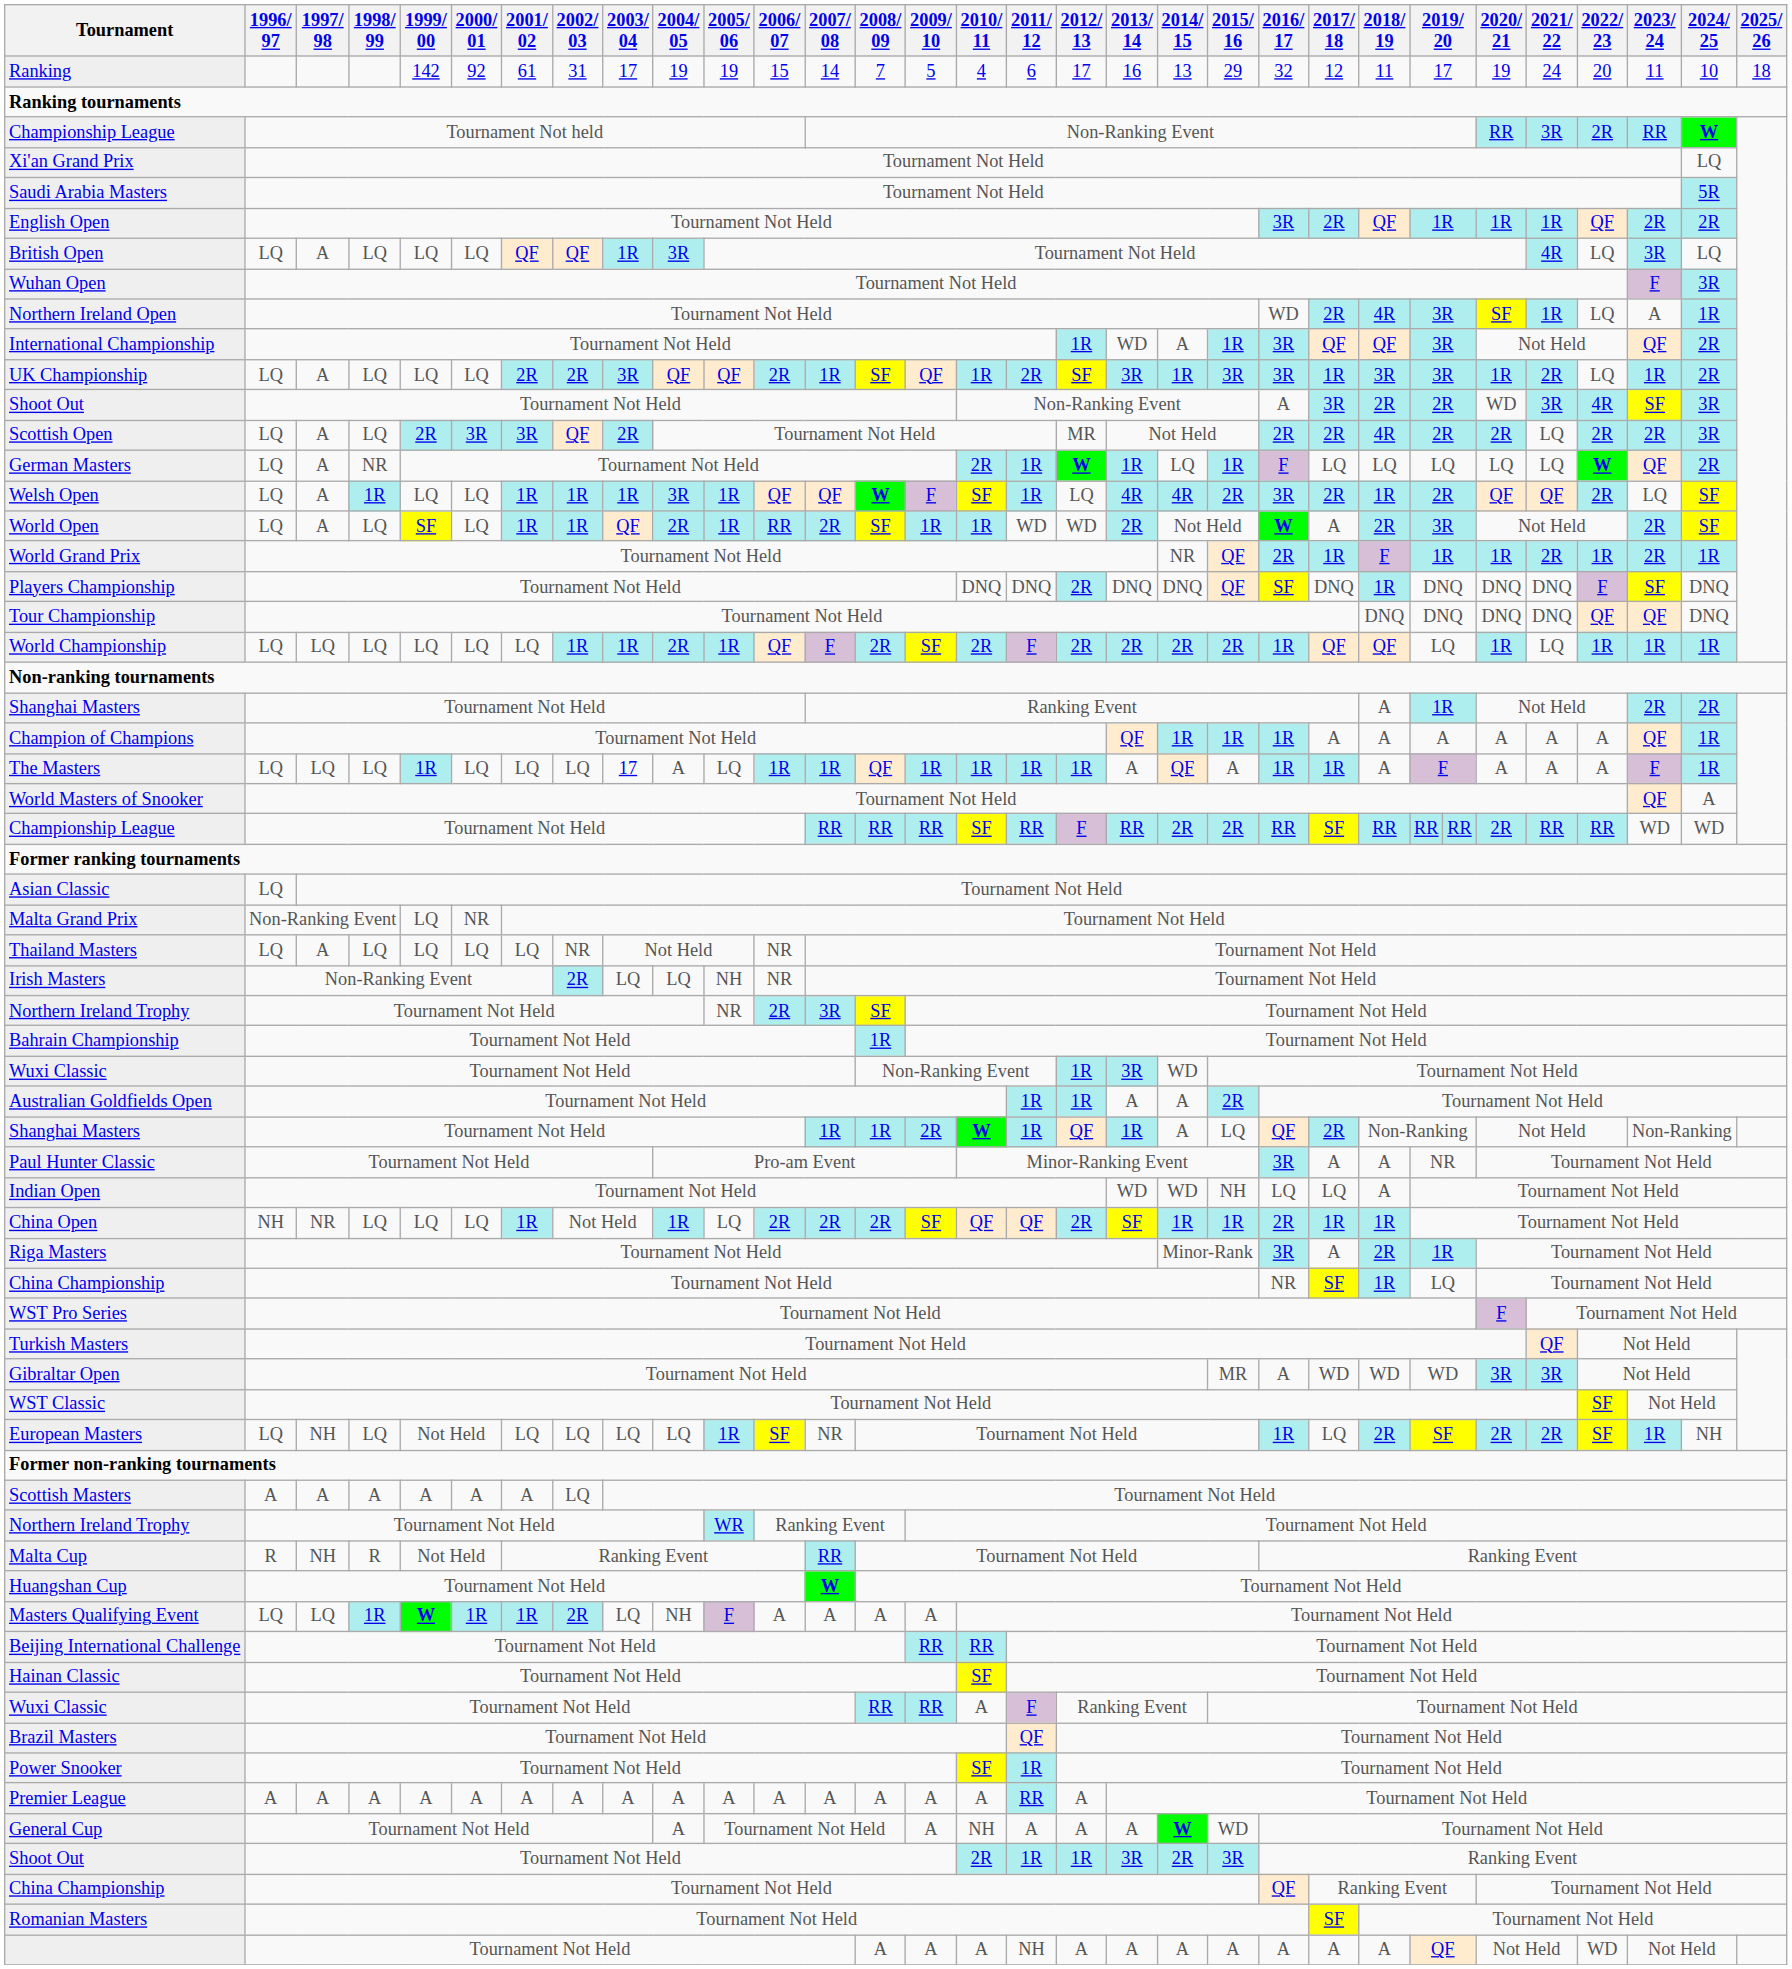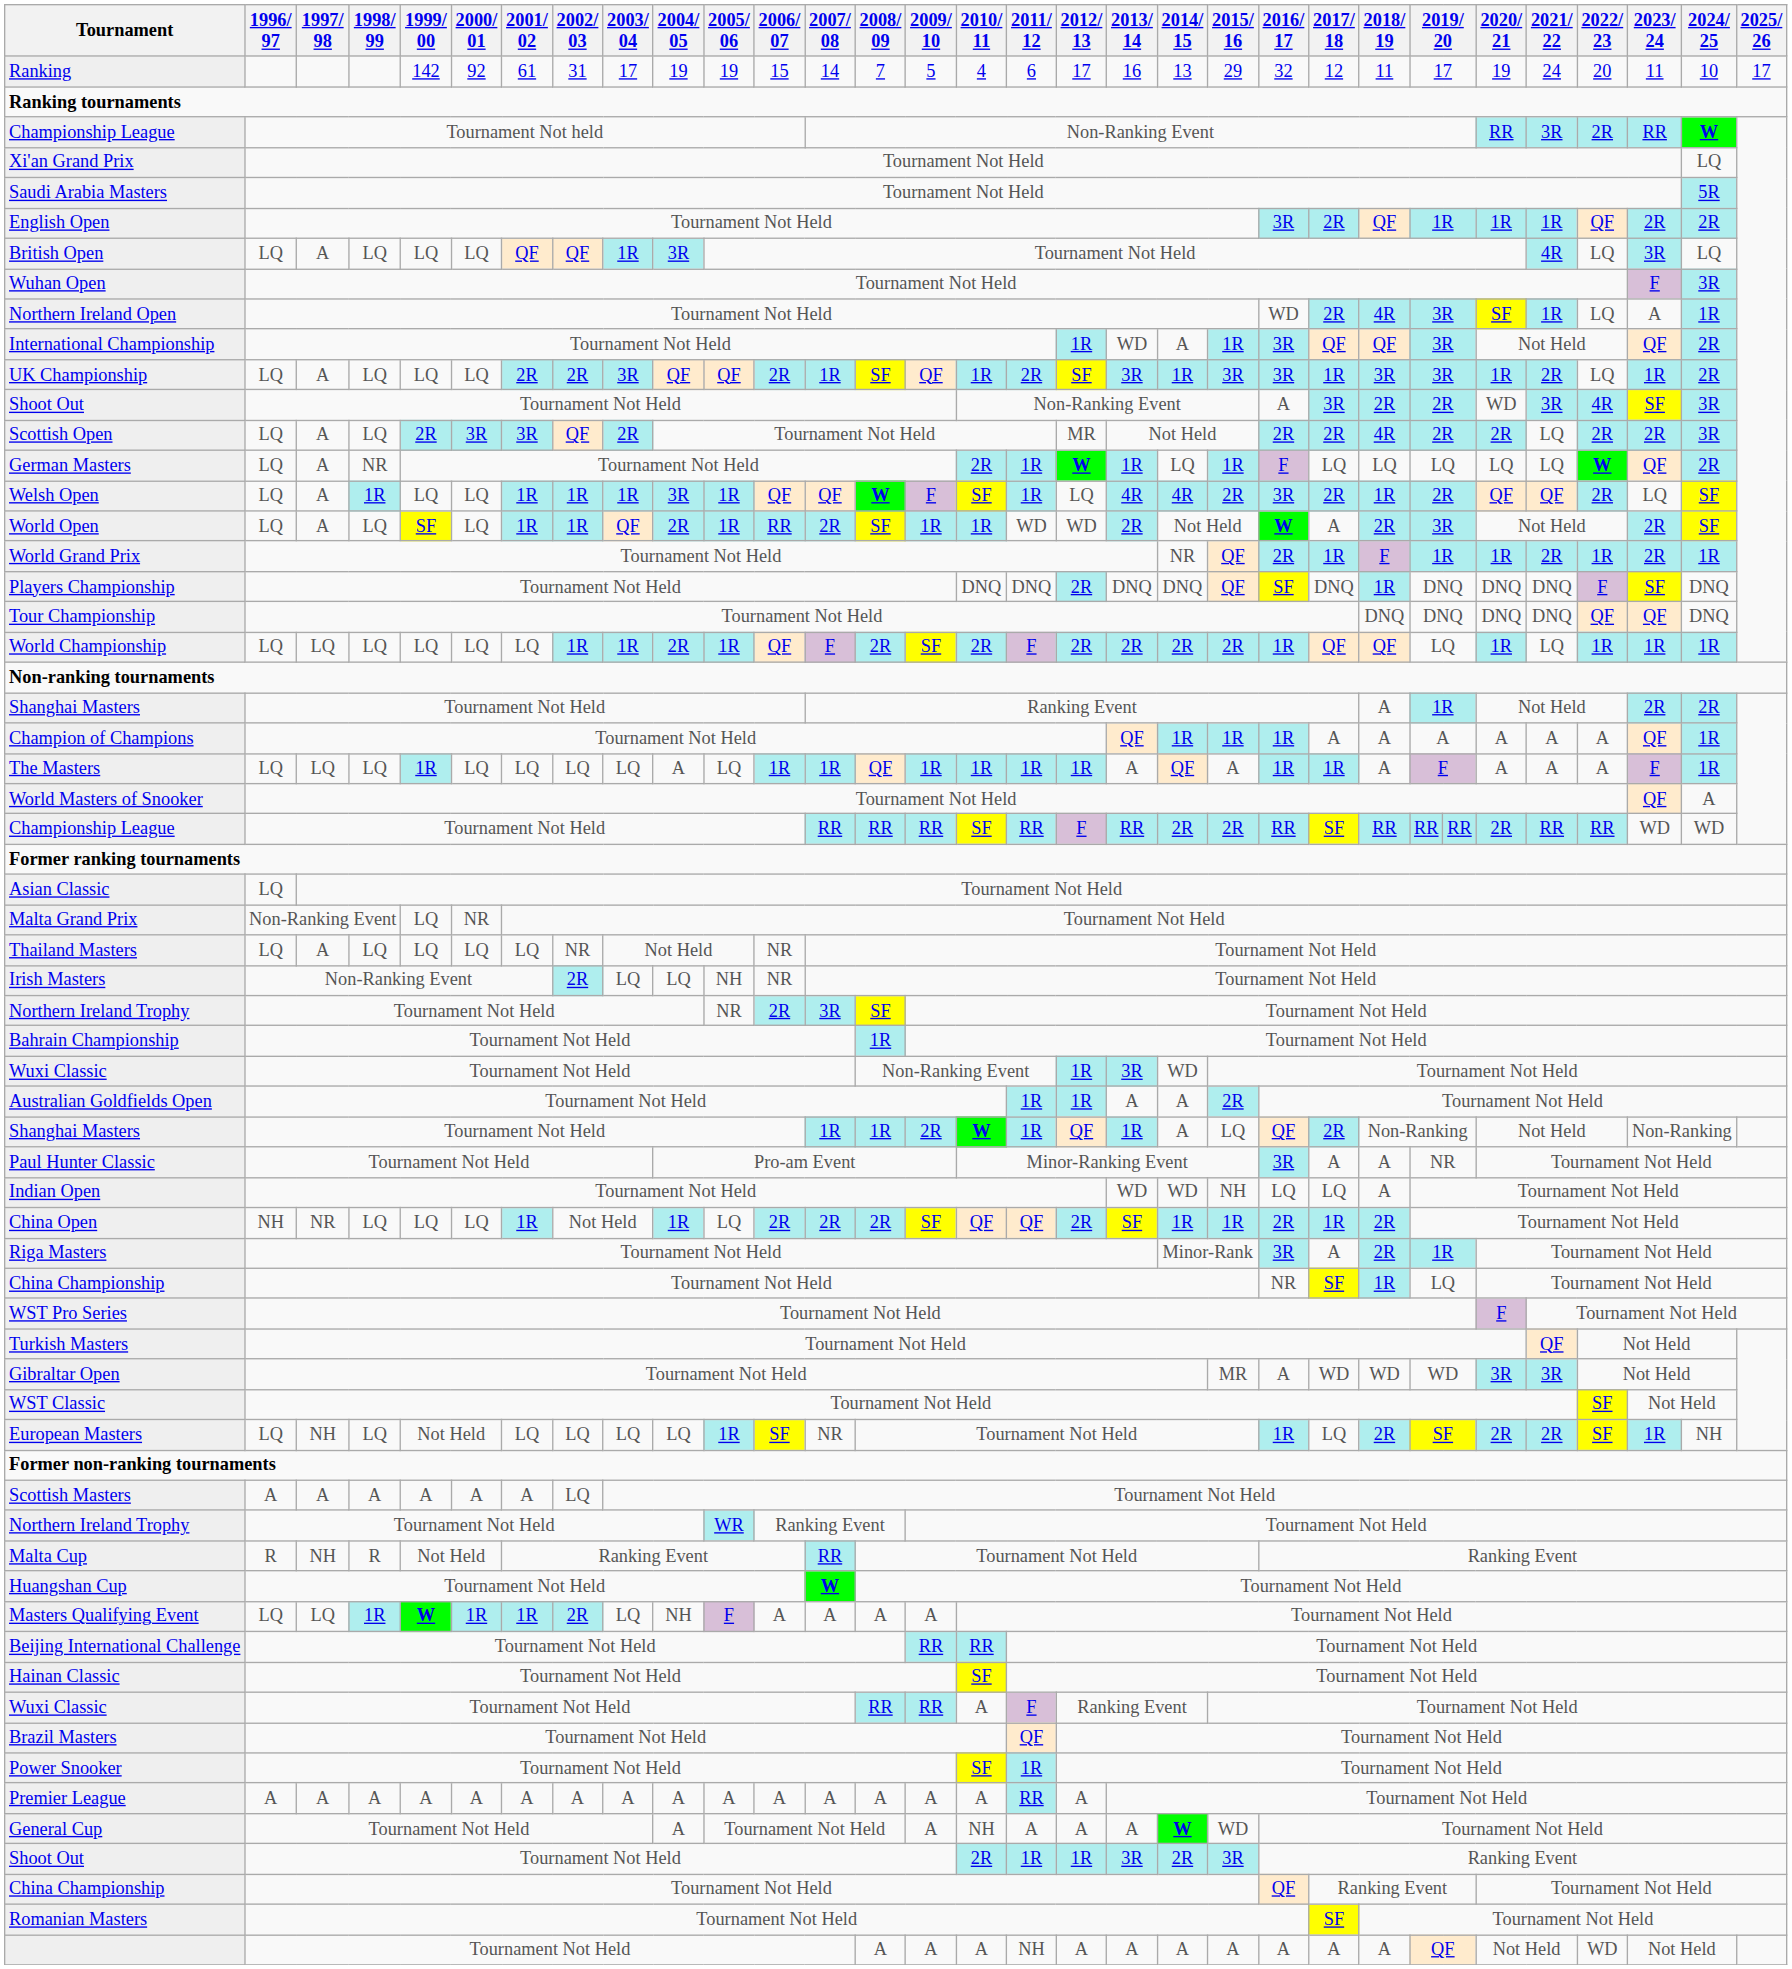(1761, 71) 18 -> (1761, 71) 17
(628, 767) 17 -> (628, 767) LQ
(1384, 1222) 1R -> (1384, 1222) 2R
